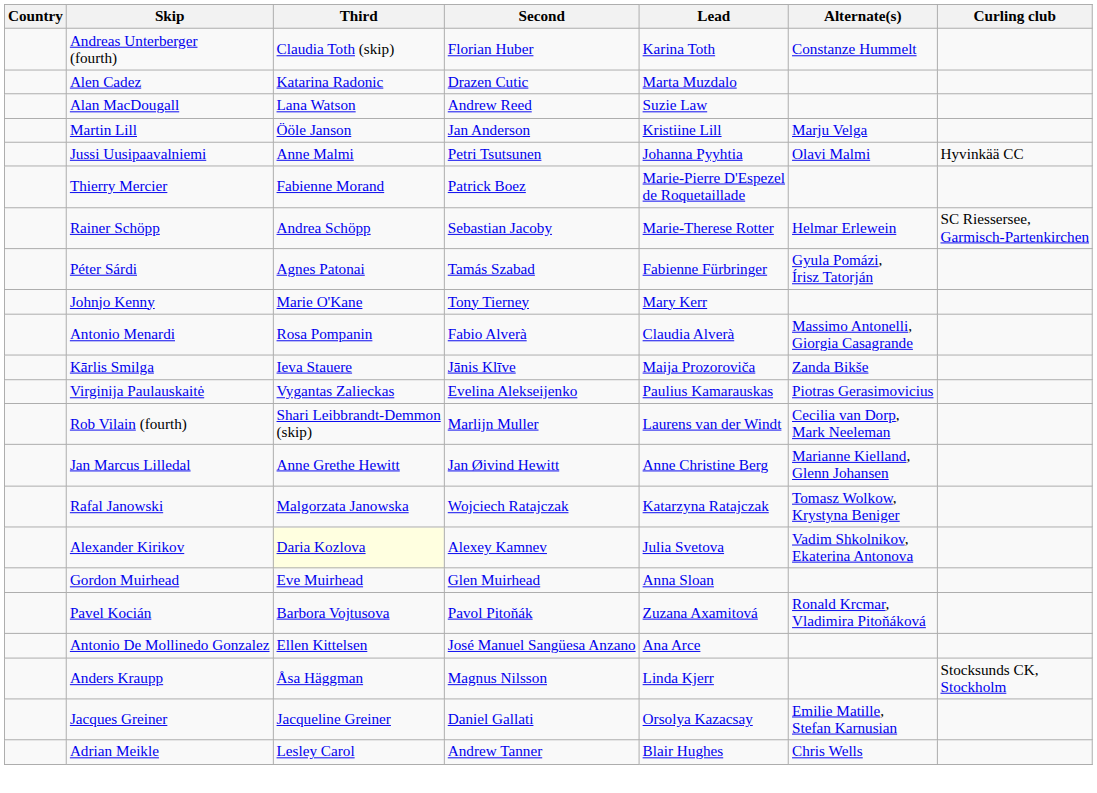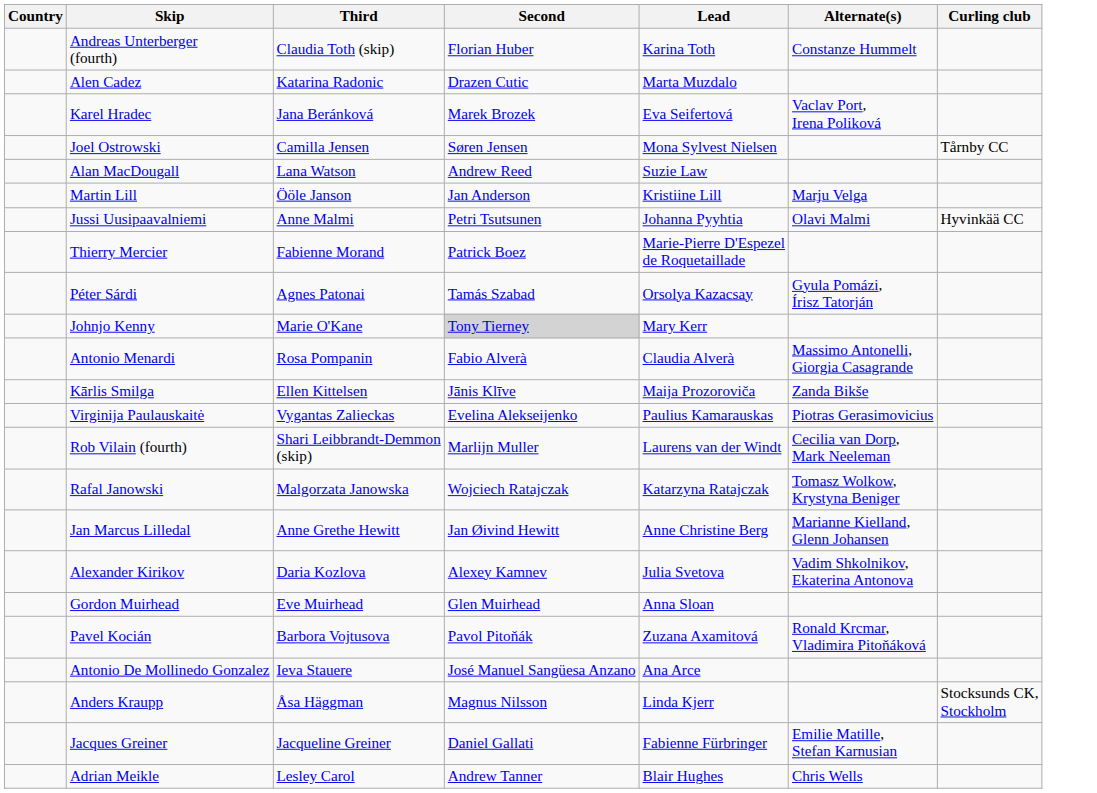+ row: (111, 114)
+ row: (115, 147)
- row: (115, 228)
(705, 269) Fabienne Fürbringer -> (698, 293) Orsolya Kazacsay
(488, 301) no background -> (488, 326) lightgrey background
(314, 367) Ieva Stauere -> (322, 391) Ellen Kittelsen
rows swapped: (130, 465) <-> (117, 506)
(321, 547) lightyellow background -> (321, 571) no background
(322, 645) Ellen Kittelsen -> (314, 669) Ieva Stauere
(698, 719) Orsolya Kazacsay -> (705, 743) Fabienne Fürbringer
